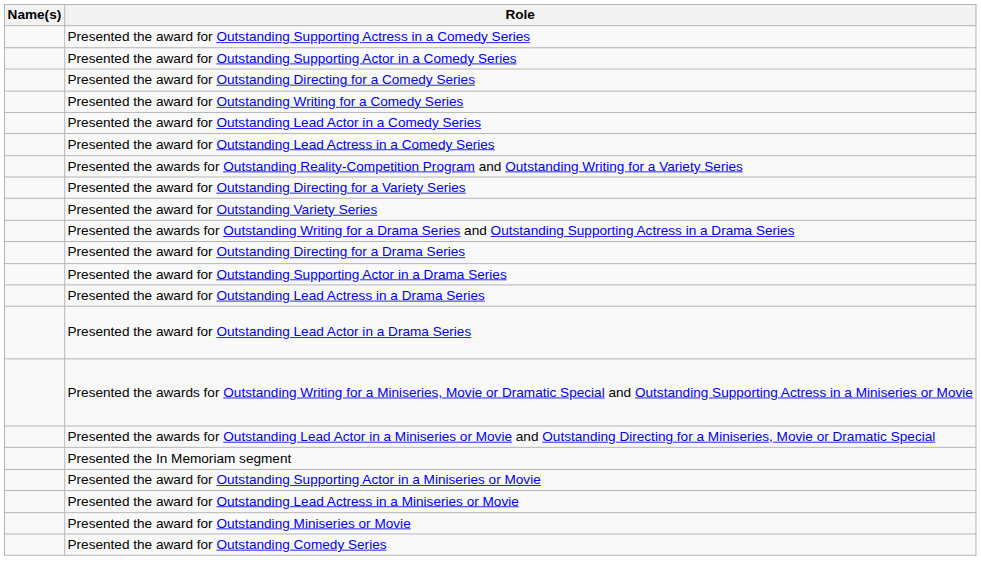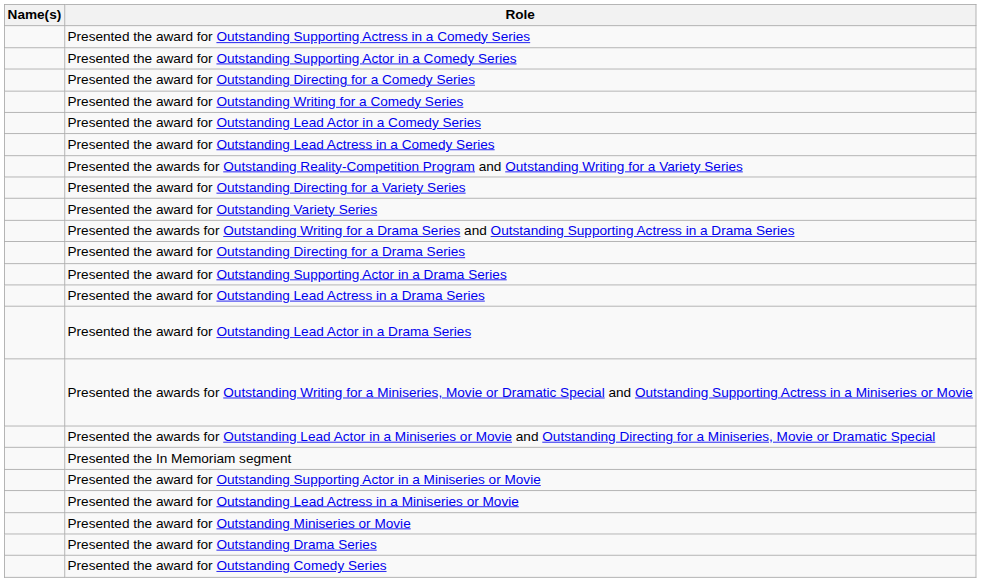+ row: (222, 544)
